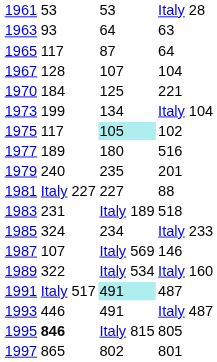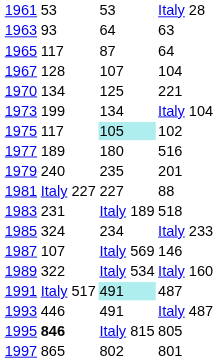(53, 91) 184 -> (53, 91) 134
